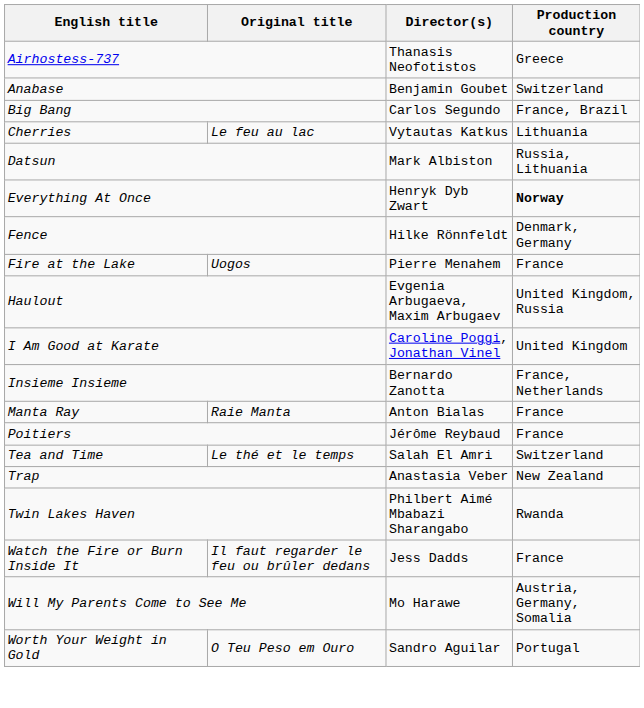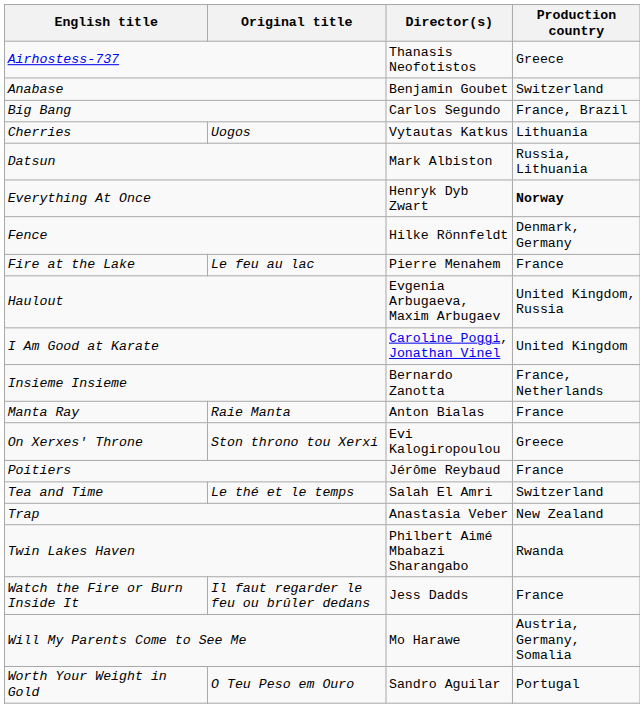(263, 132) Le feu au lac -> (231, 132) Uogos
(231, 265) Uogos -> (263, 265) Le feu au lac
+ row: (75, 442)
